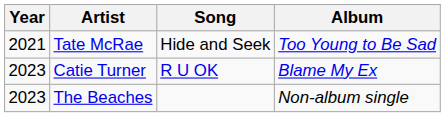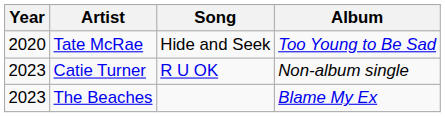(27, 44) 2021 -> (27, 44) 2020
(328, 71) Blame My Ex -> (344, 71) Non-album single
(344, 97) Non-album single -> (328, 97) Blame My Ex
